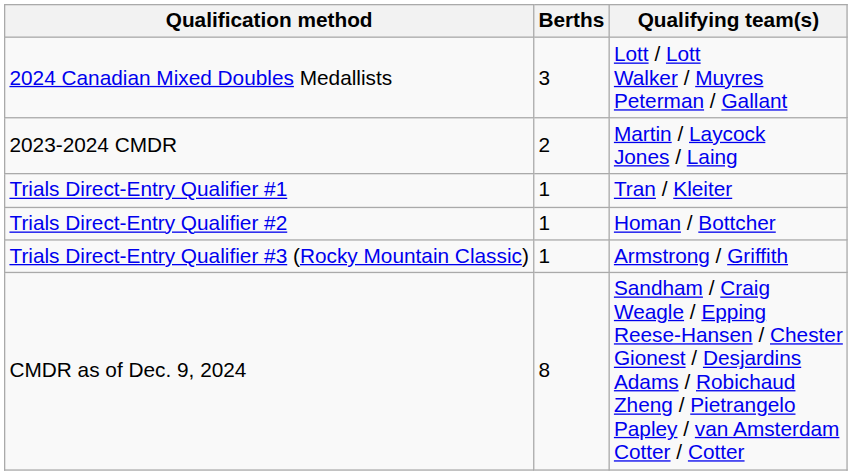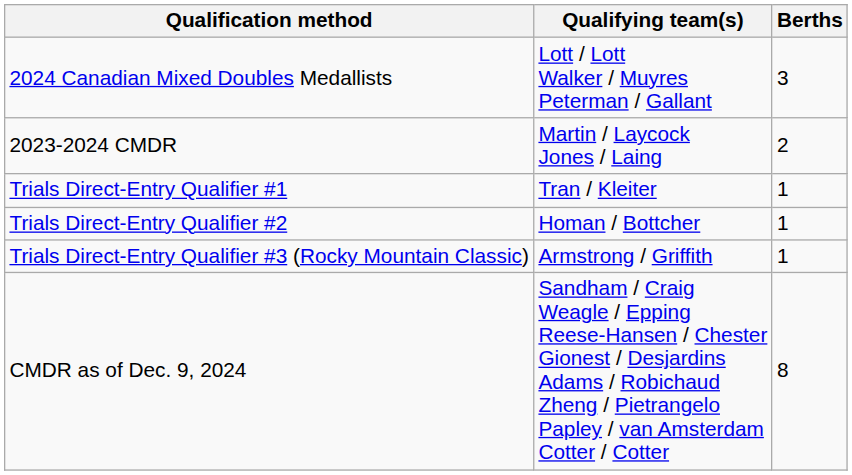columns swapped: (571, 20) <-> (728, 20)
